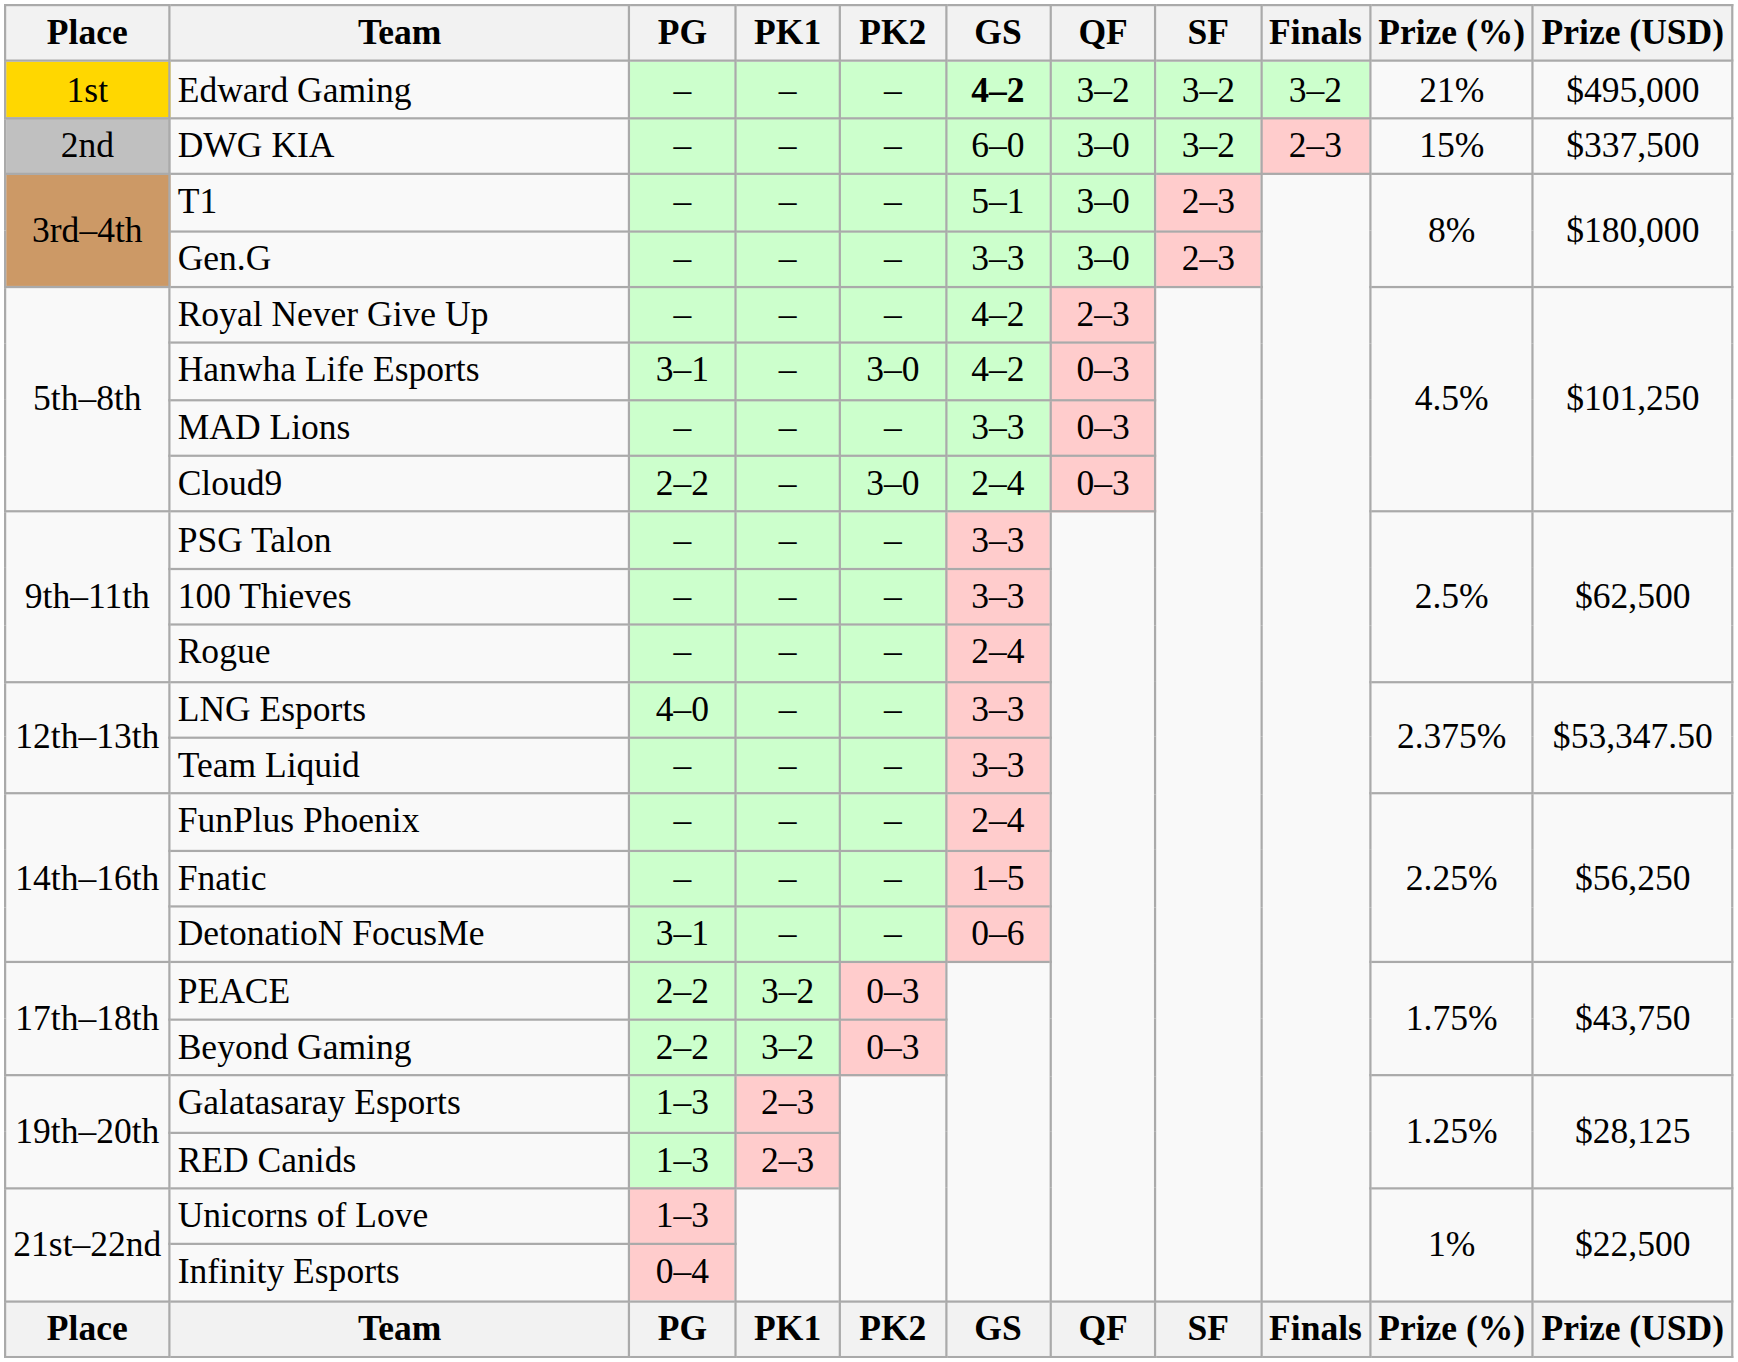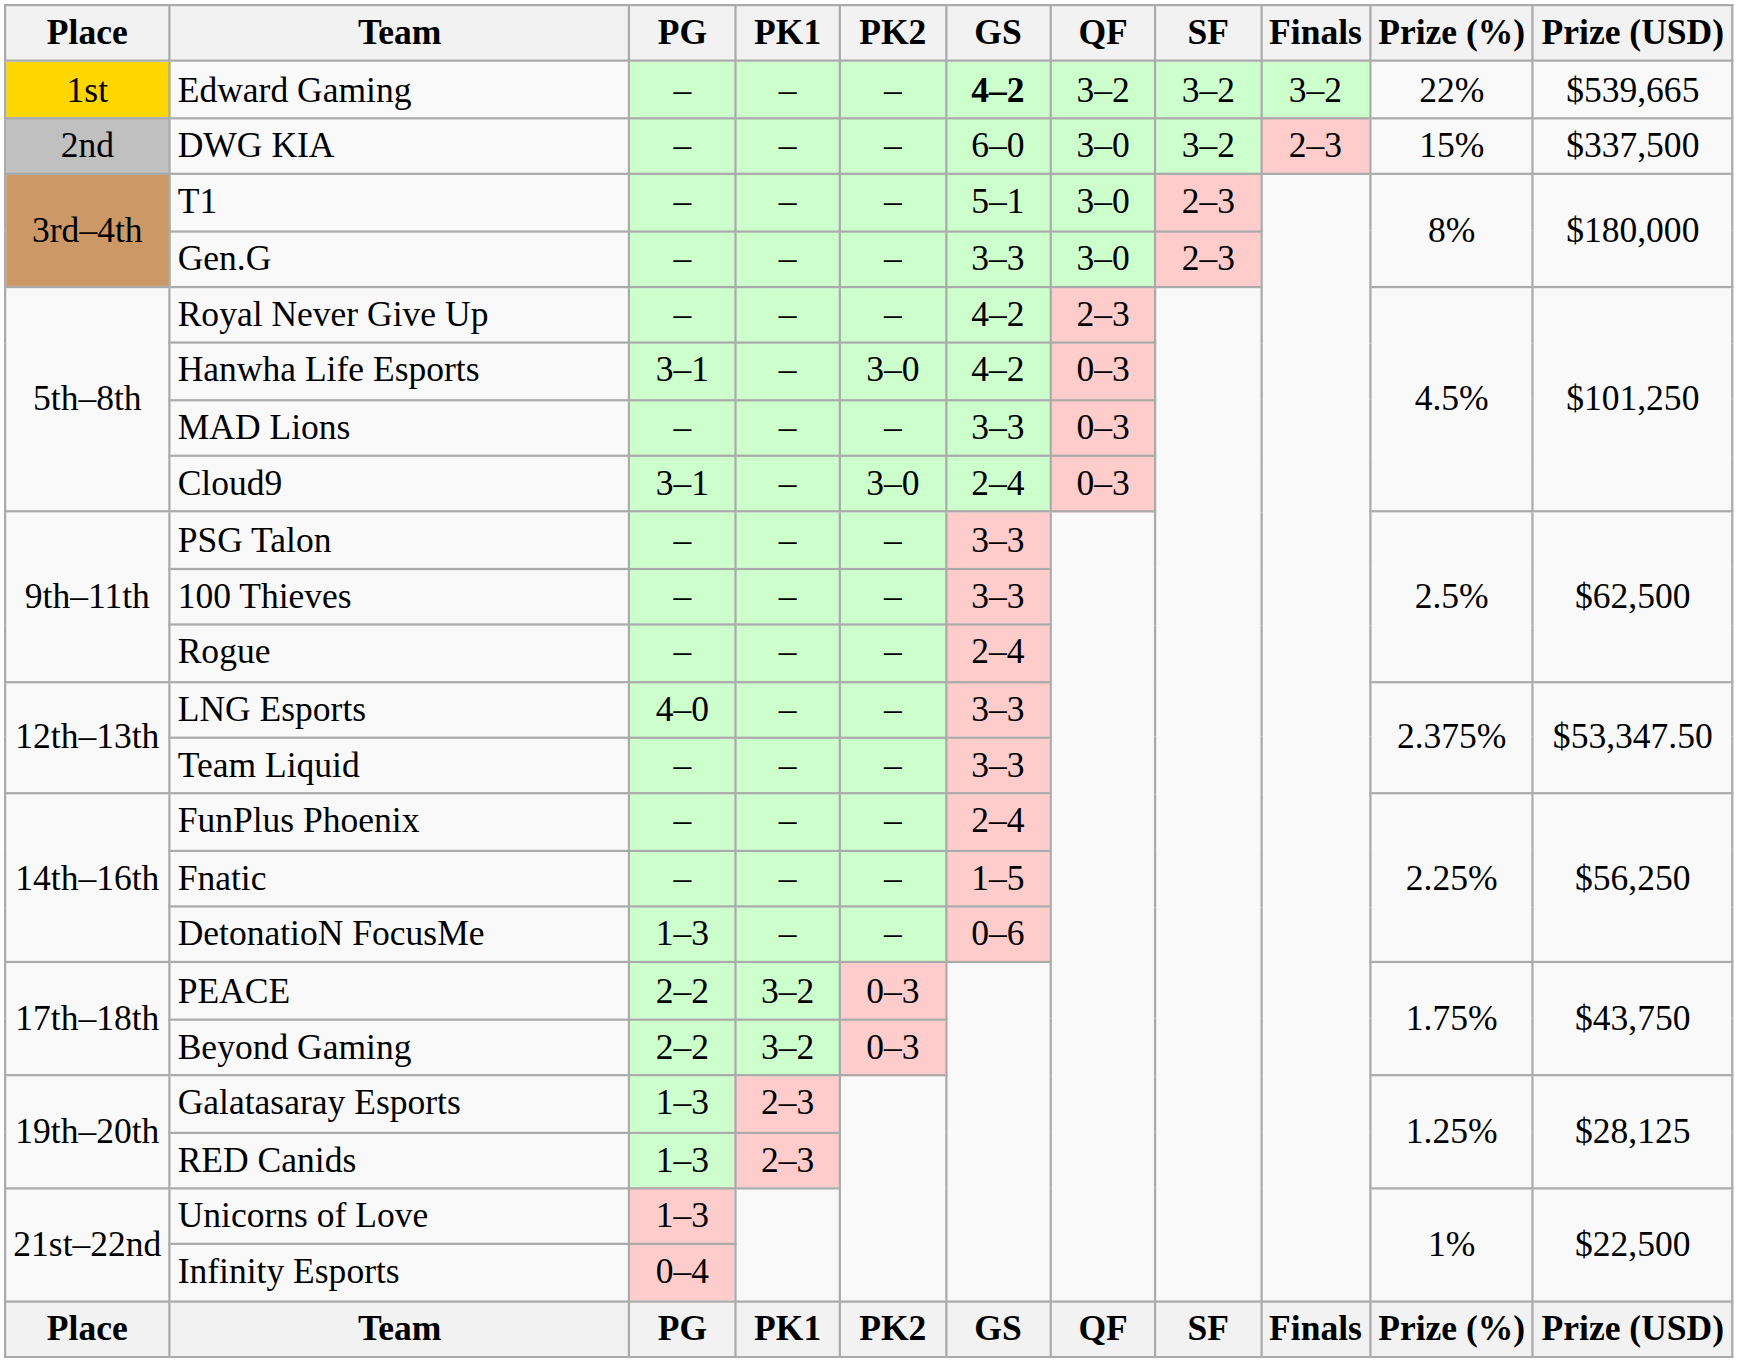(1452, 88) 21% -> (1452, 88) 22%
(1633, 88) $495,000 -> (1633, 88) $539,665
(682, 483) 2–2 -> (682, 483) 3–1
(682, 933) 3–1 -> (682, 933) 1–3
